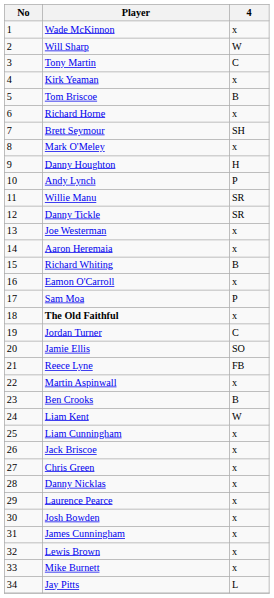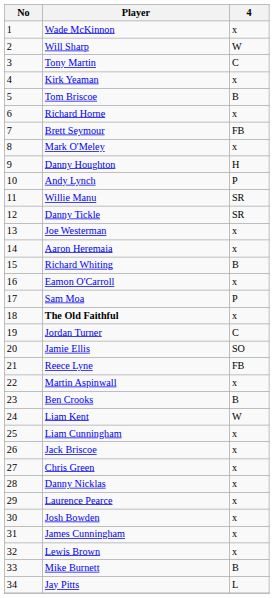(238, 130) SH -> (238, 130) FB
(234, 567) x -> (235, 567) B
